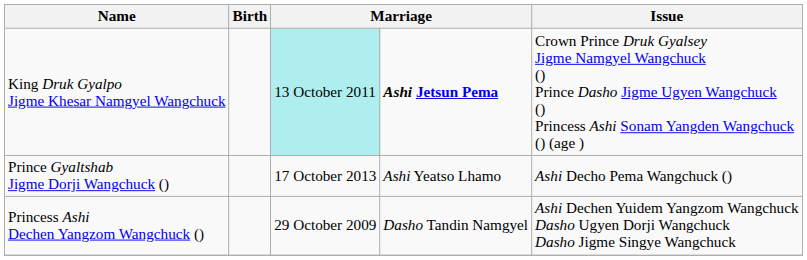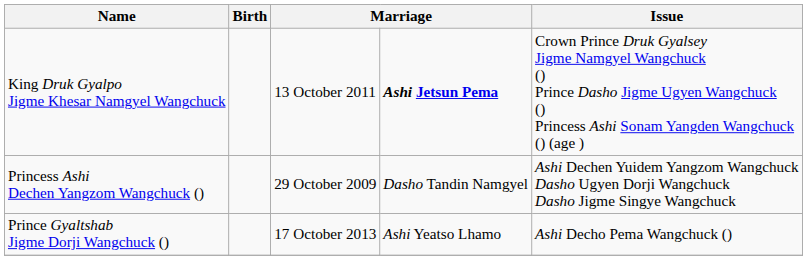(325, 91) paleturquoise background -> (325, 91) no background
rows swapped: (106, 225) <-> (88, 175)
